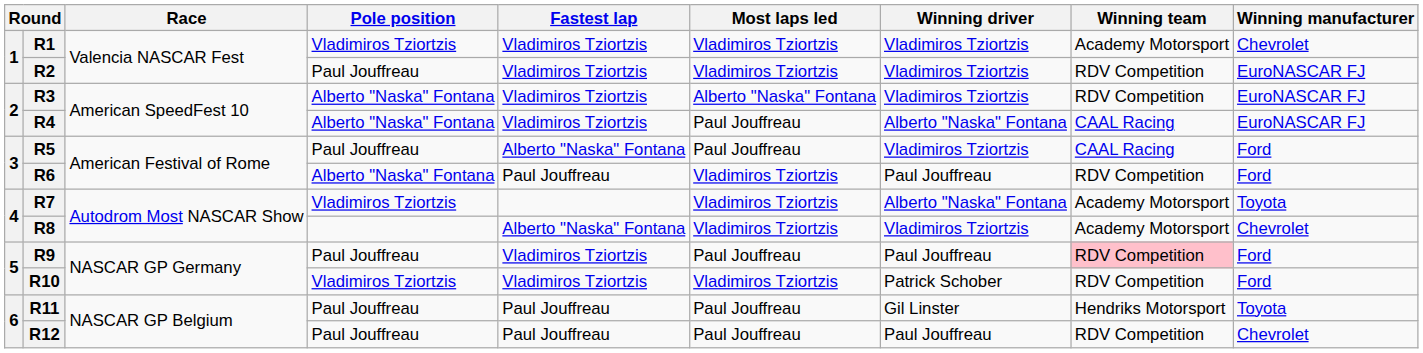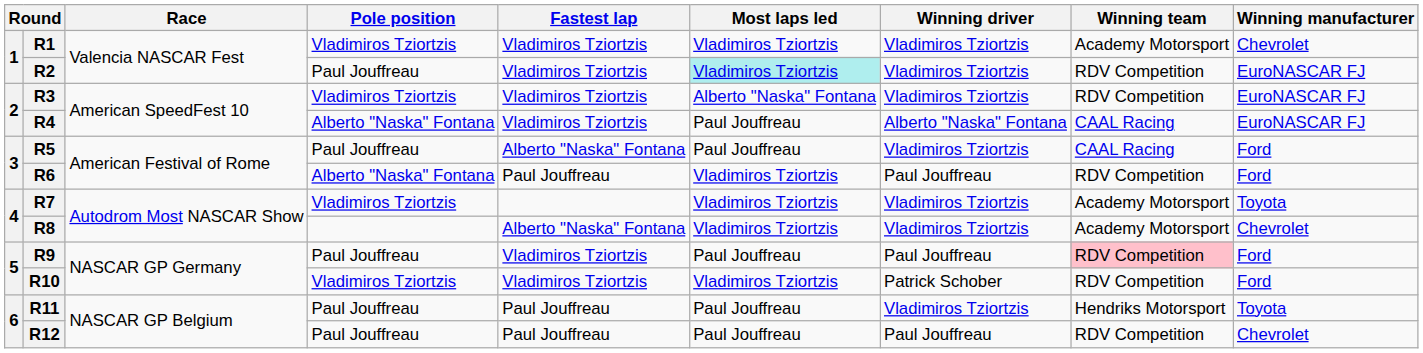(766, 70) no background -> (766, 70) paleturquoise background
(403, 96) Alberto "Naska" Fontana -> (384, 96) Vladimiros Tziortzis
(975, 202) Alberto "Naska" Fontana -> (956, 202) Vladimiros Tziortzis
(922, 307) Gil Linster -> (956, 307) Vladimiros Tziortzis
